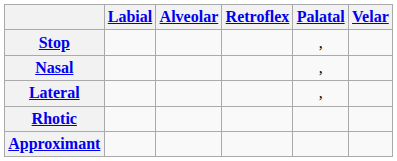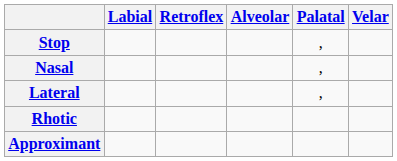columns swapped: (189, 17) <-> (257, 17)
